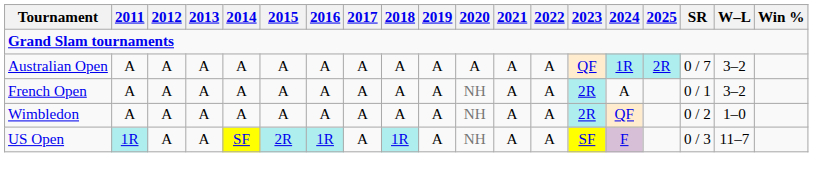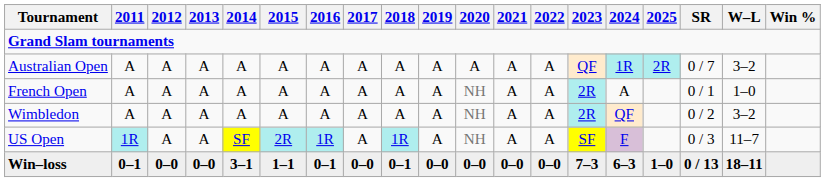(734, 90) 3–2 -> (744, 90) 1–0
(734, 114) 1–0 -> (744, 114) 3–2
+ row: (37, 164)
